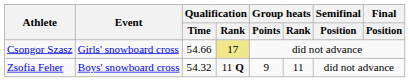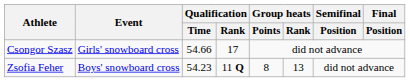(233, 49) khaki background -> (233, 49) no background
(199, 67) 54.32 -> (199, 67) 54.23
(266, 67) 9 -> (266, 67) 8
(298, 67) 11 -> (298, 67) 13
